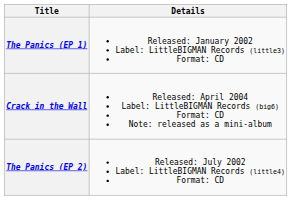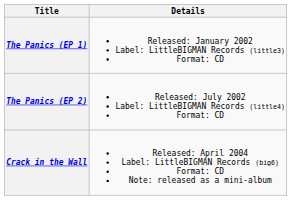rows swapped: (47, 167) <-> (47, 106)
